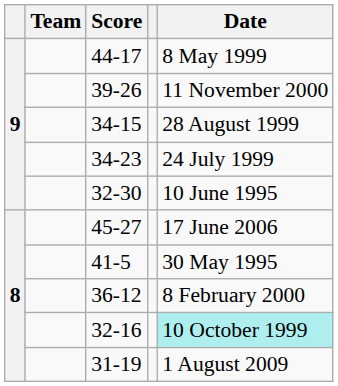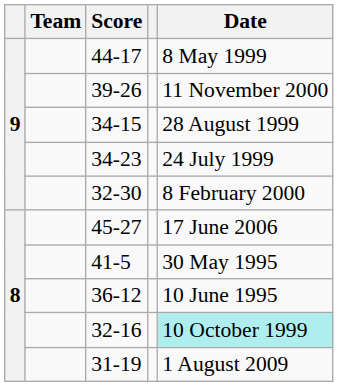(220, 192) 10 June 1995 -> (234, 192) 8 February 2000
(234, 295) 8 February 2000 -> (220, 295) 10 June 1995
